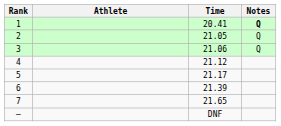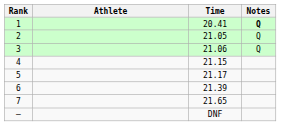(215, 62) 21.12 -> (215, 62) 21.15
